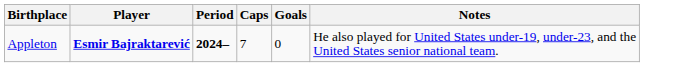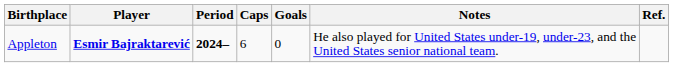+ column: (654, 15)
(243, 43) 7 -> (243, 43) 6
